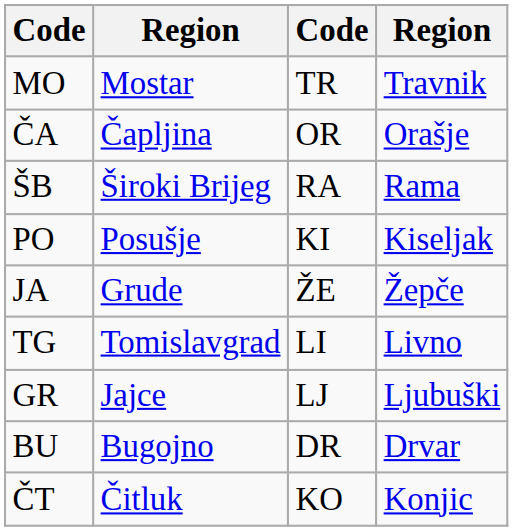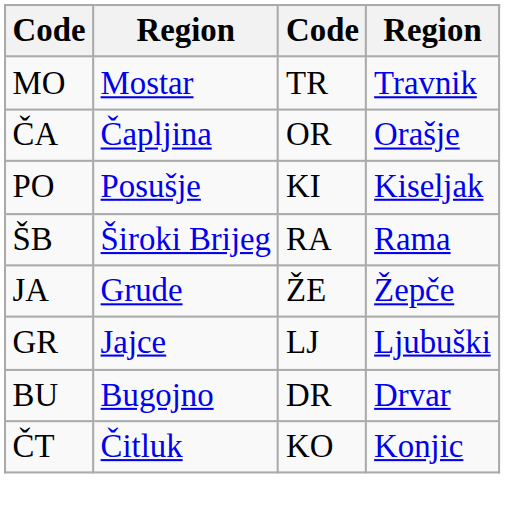rows swapped: (34, 238) <-> (33, 186)
- row: (34, 342)
